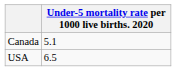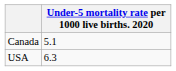(50, 57) 6.5 -> (50, 57) 6.3
